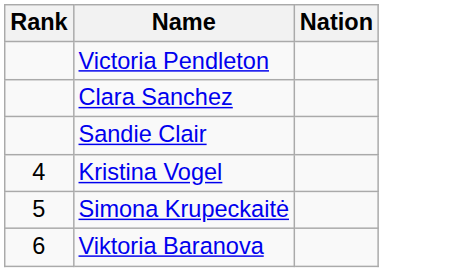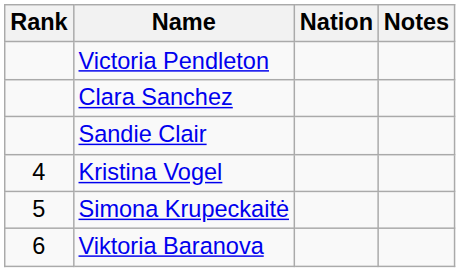+ column: (417, 23)
